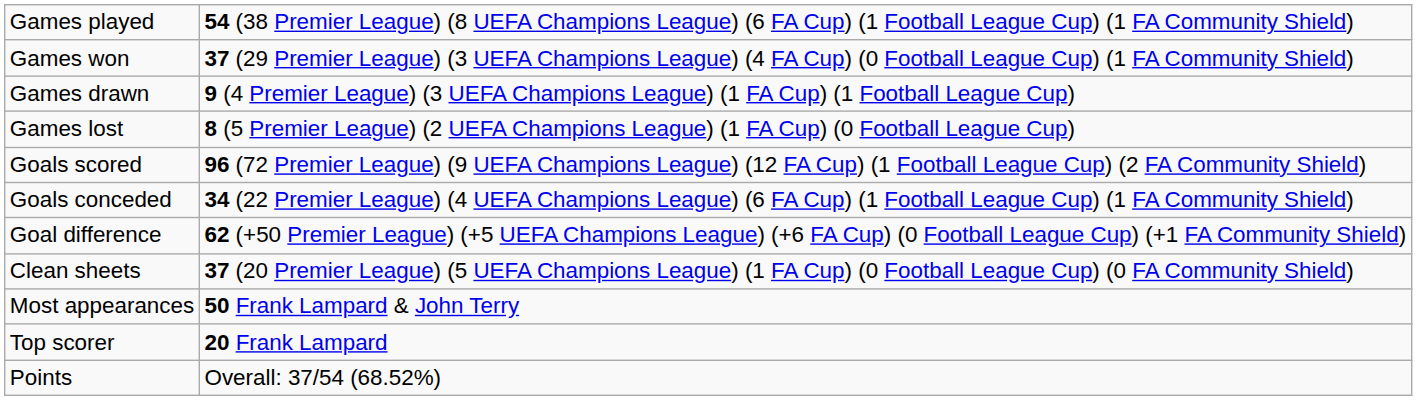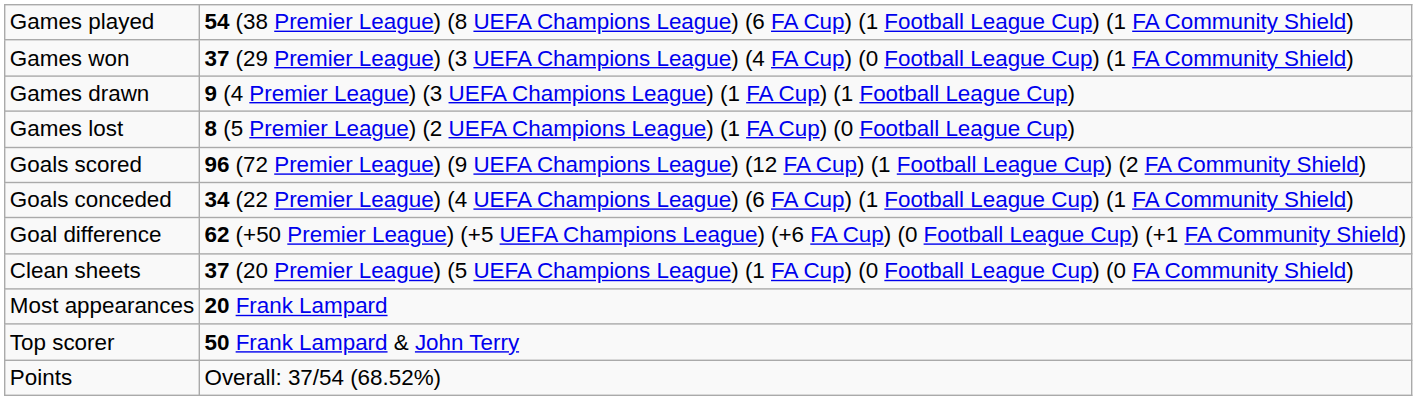(362, 306) 50 Frank Lampard & John Terry -> (296, 306) 20 Frank Lampard
(296, 341) 20 Frank Lampard -> (362, 341) 50 Frank Lampard & John Terry
